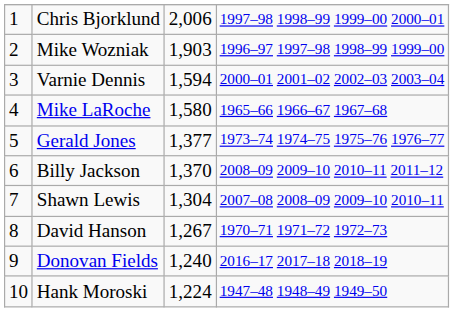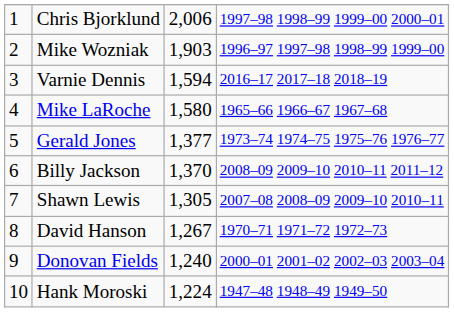(332, 79) 2000–01 2001–02 2002–03 2003–04 -> (303, 79) 2016–17 2017–18 2018–19
(190, 200) 1,304 -> (190, 200) 1,305
(303, 261) 2016–17 2017–18 2018–19 -> (332, 261) 2000–01 2001–02 2002–03 2003–04
